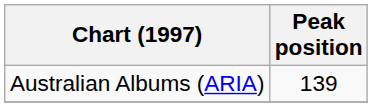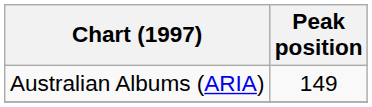(319, 83) 139 -> (319, 83) 149
